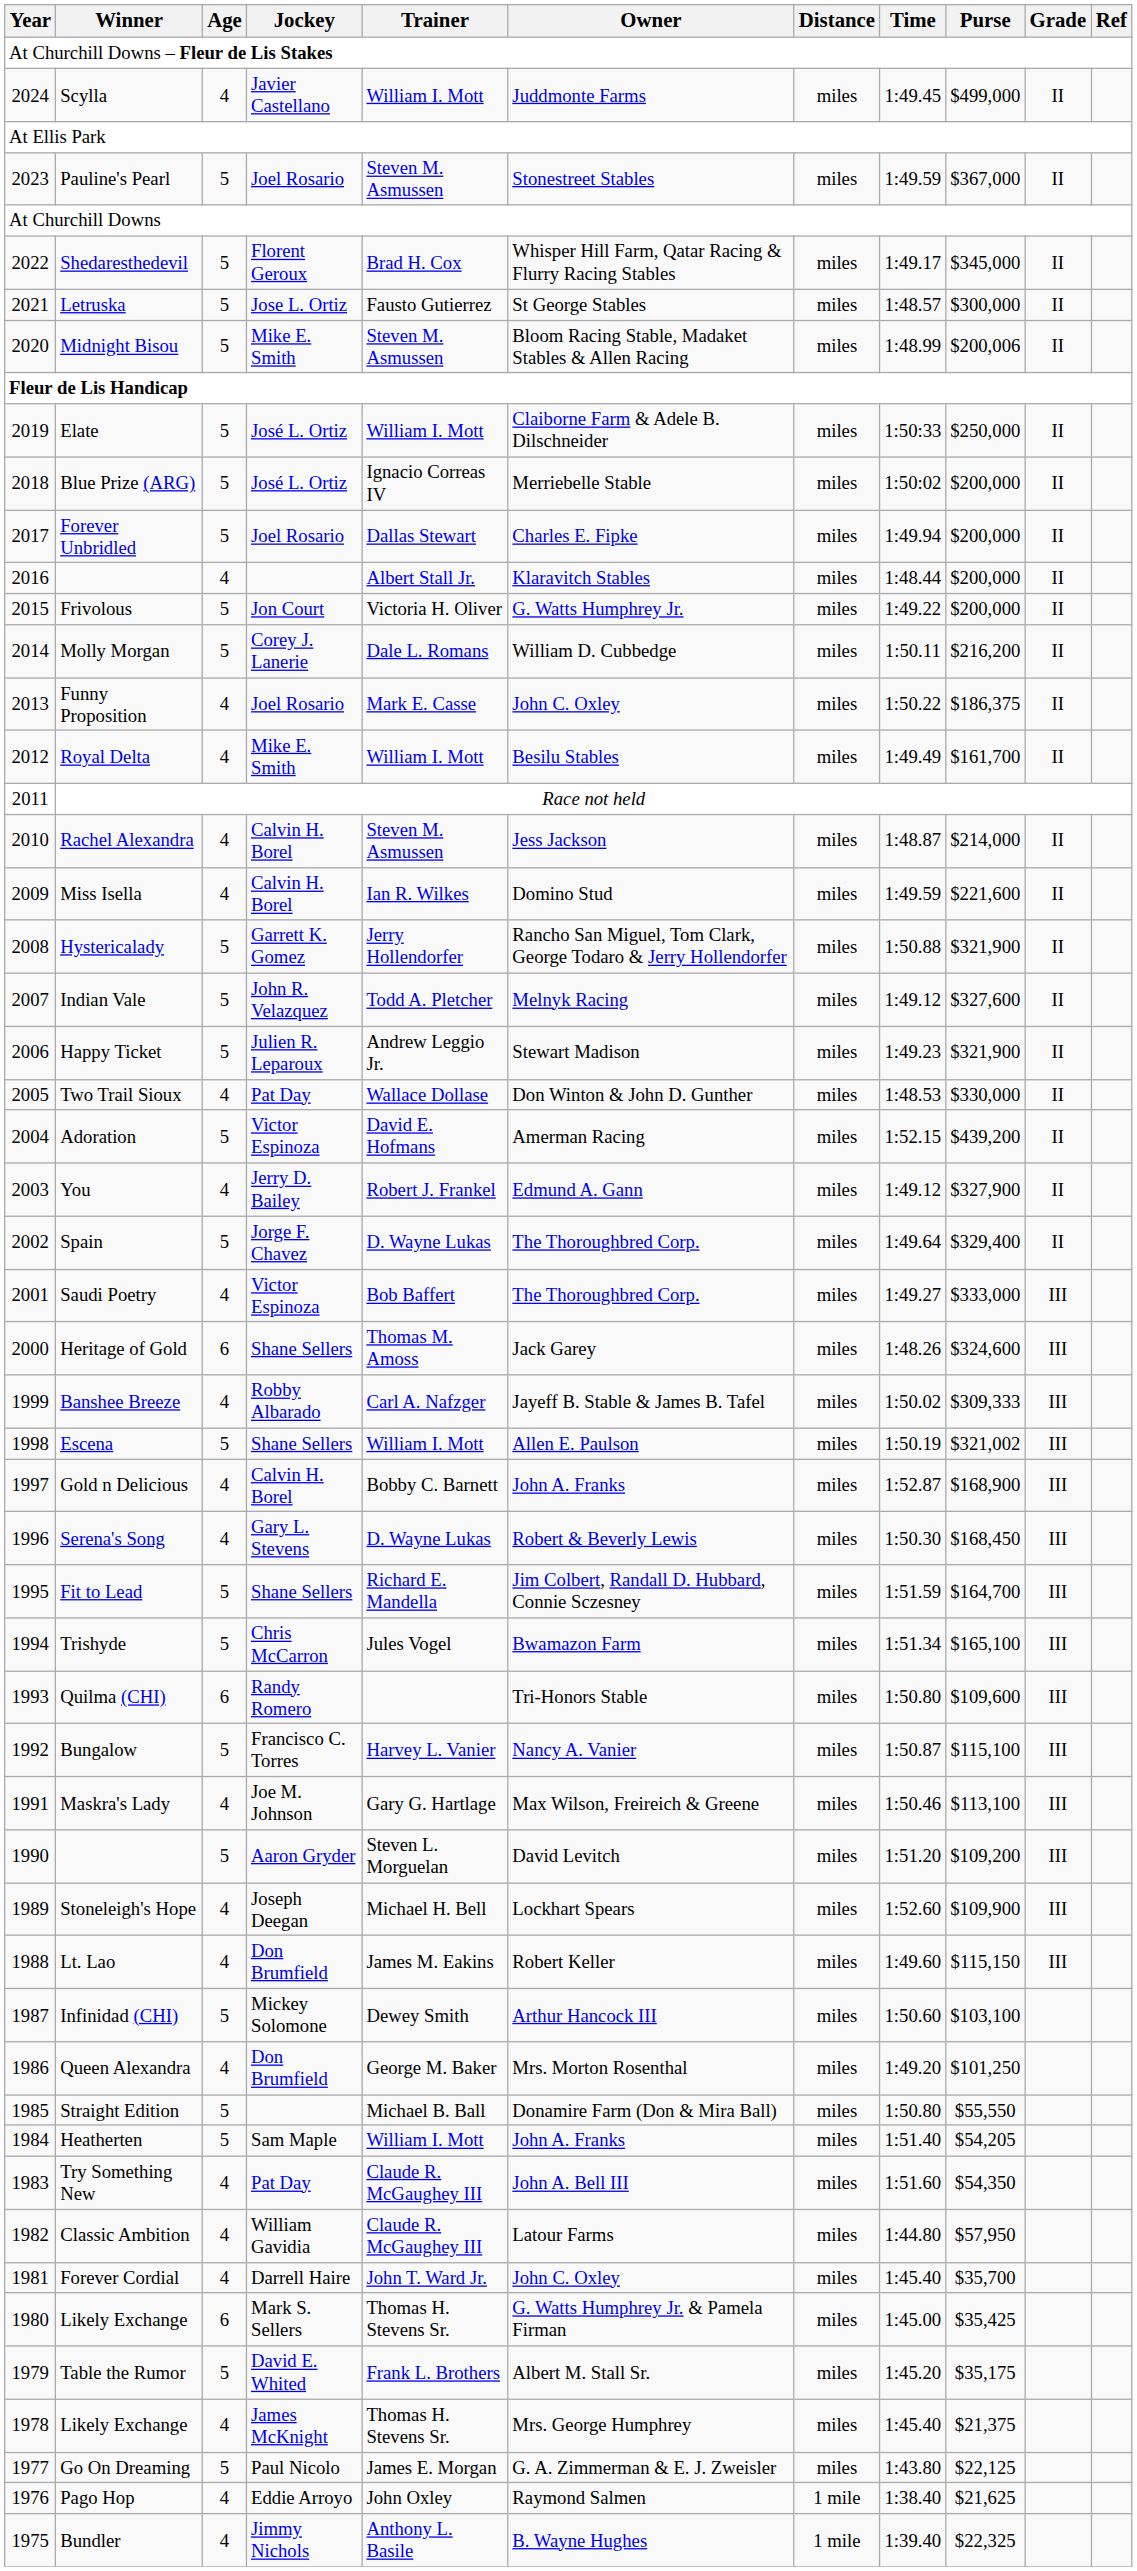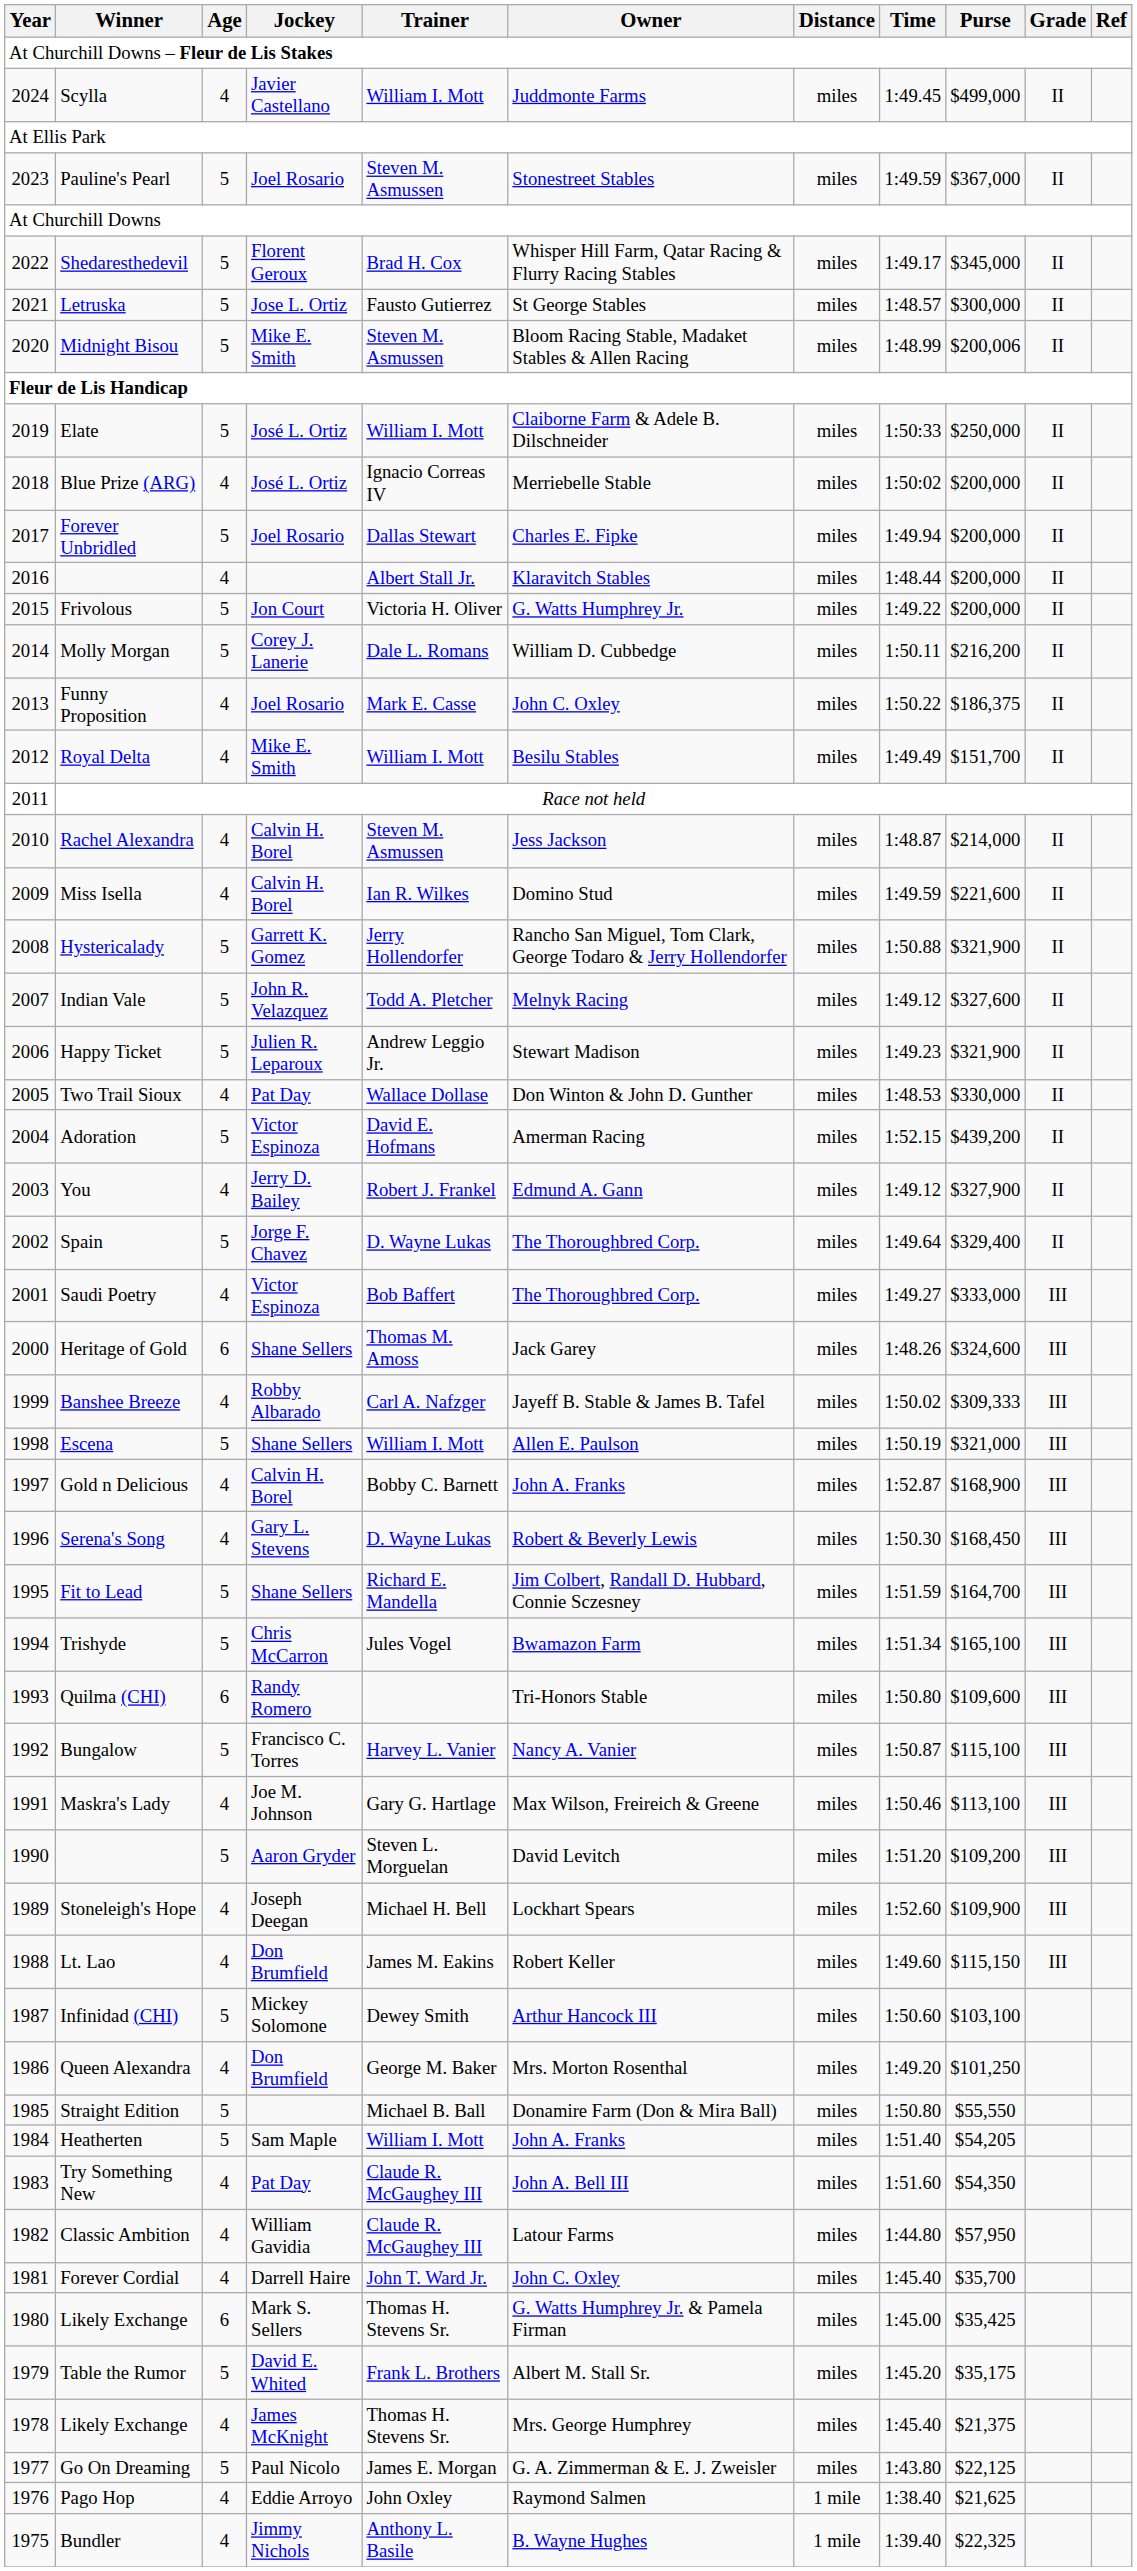(224, 483) 5 -> (224, 483) 4
(985, 756) $161,700 -> (985, 756) $151,700
(985, 1443) $321,002 -> (985, 1443) $321,000
